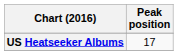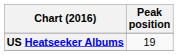(150, 42) 17 -> (150, 42) 19
